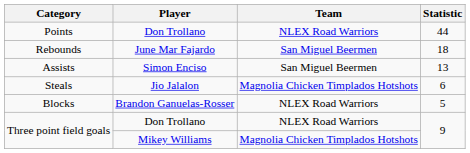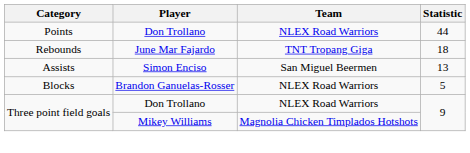(329, 49) San Miguel Beermen -> (329, 49) TNT Tropang Giga
- row: (59, 85)
